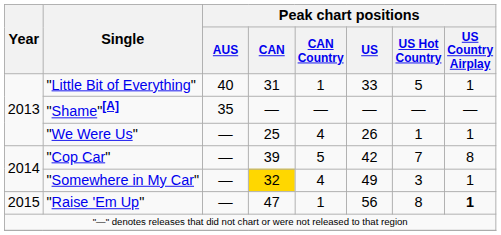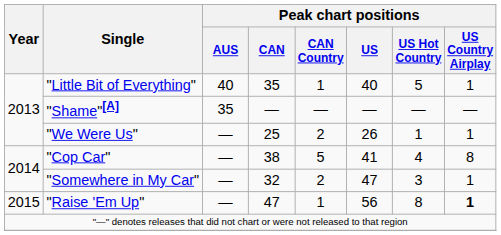(272, 84) 31 -> (272, 84) 35
(370, 84) 33 -> (370, 84) 40
(321, 134) 4 -> (321, 134) 2
(272, 157) 39 -> (272, 157) 38
(370, 157) 42 -> (370, 157) 41
(418, 157) 7 -> (418, 157) 4
(272, 180) gold background -> (272, 180) no background
(321, 180) 4 -> (321, 180) 2
(370, 180) 49 -> (370, 180) 47
